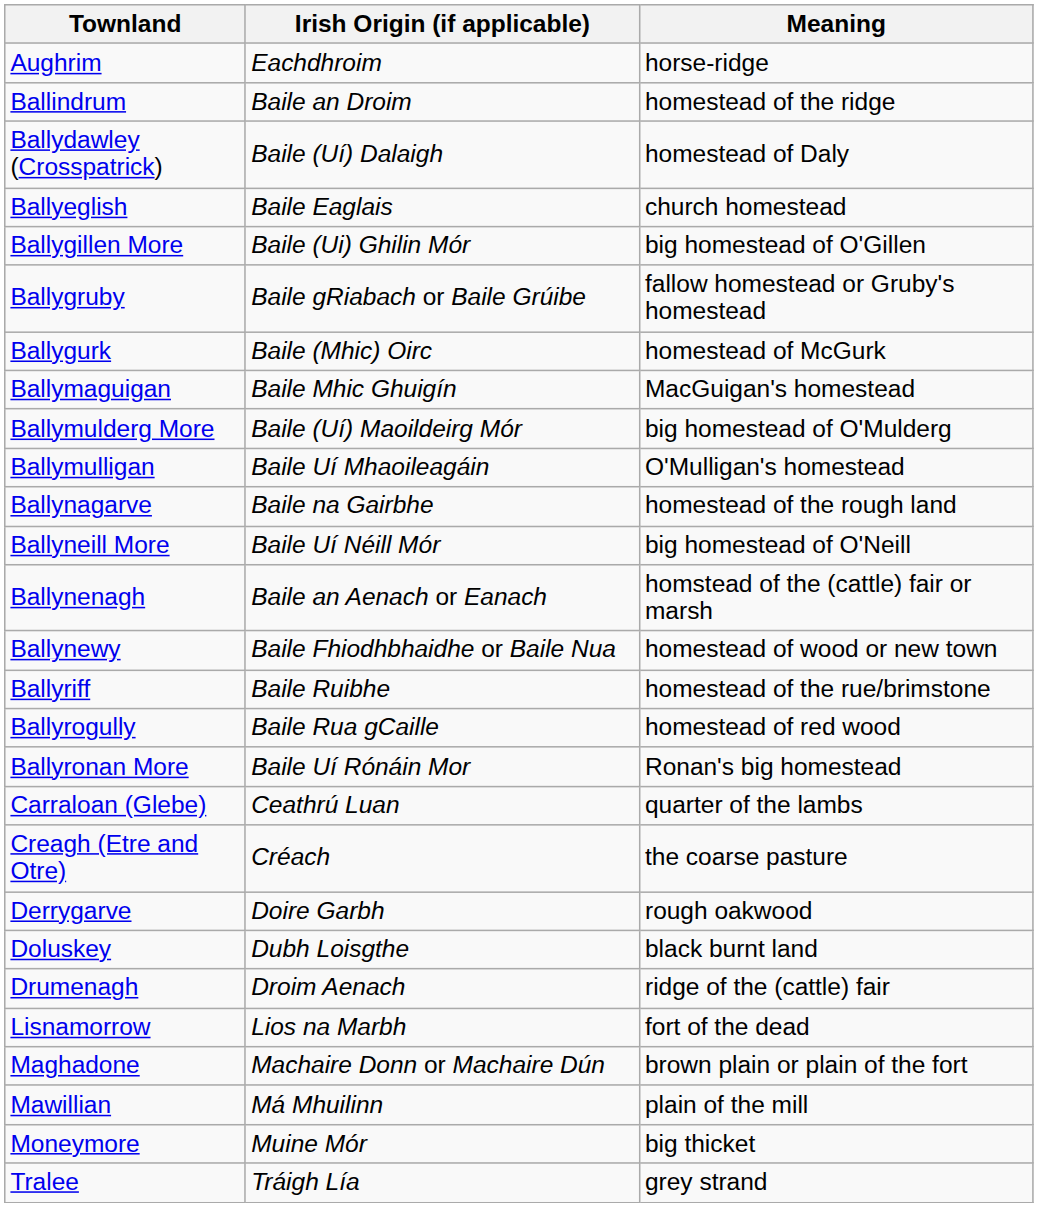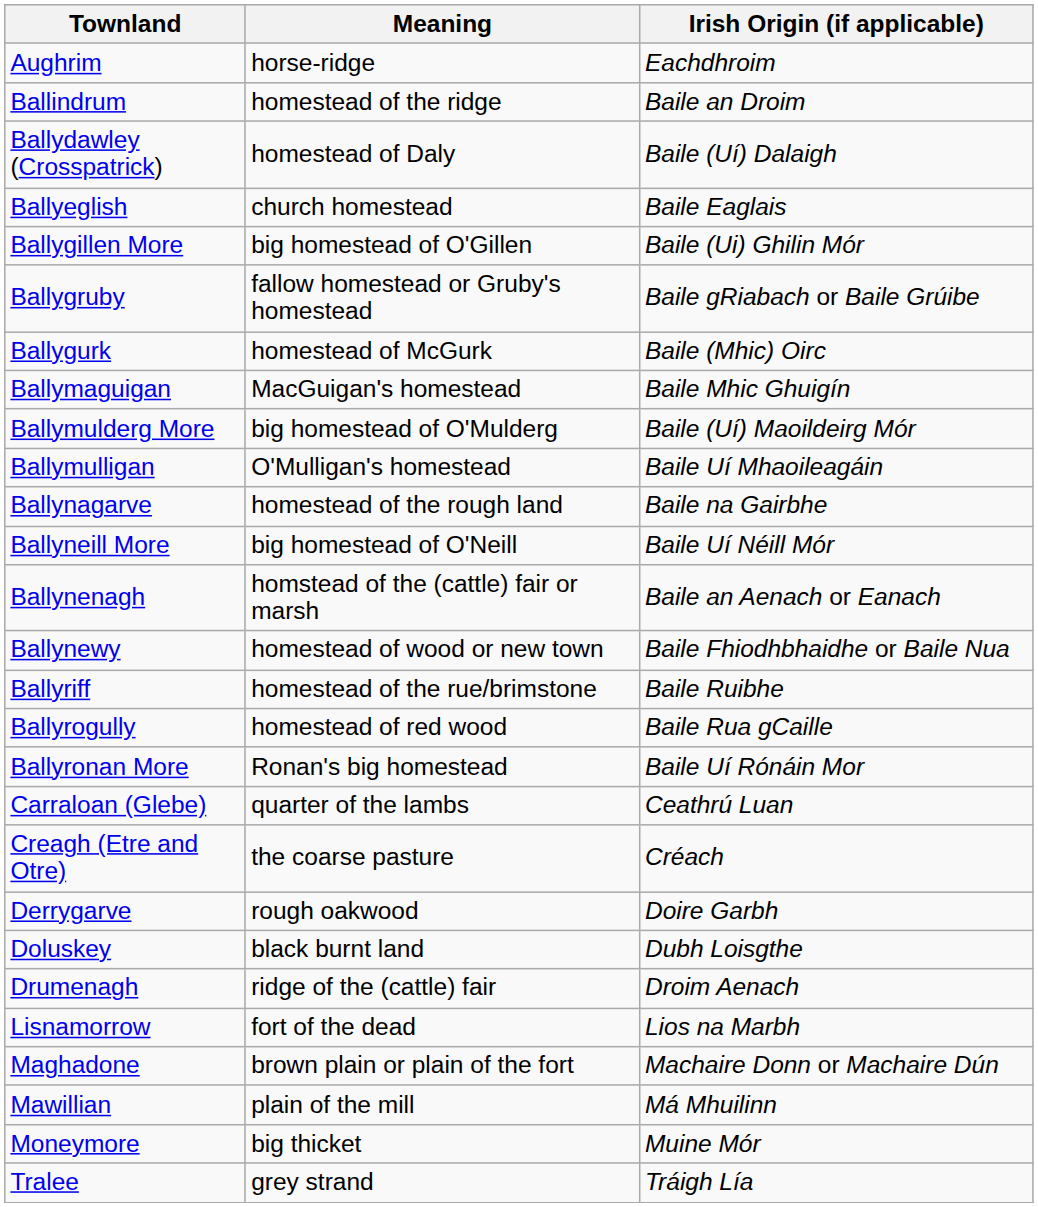columns swapped: (442, 23) <-> (836, 23)
